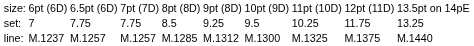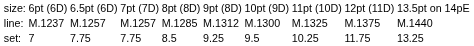rows swapped: (12, 23) <-> (14, 38)
